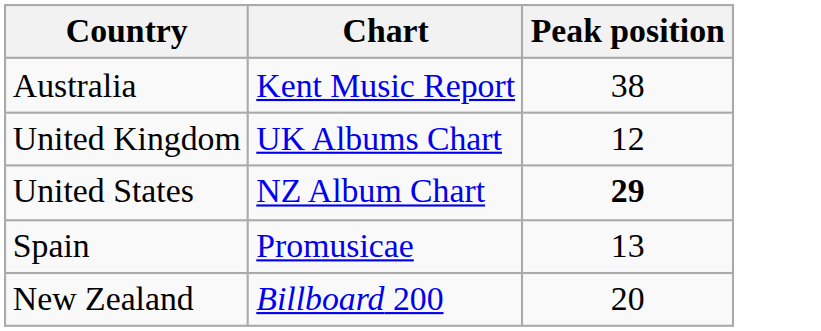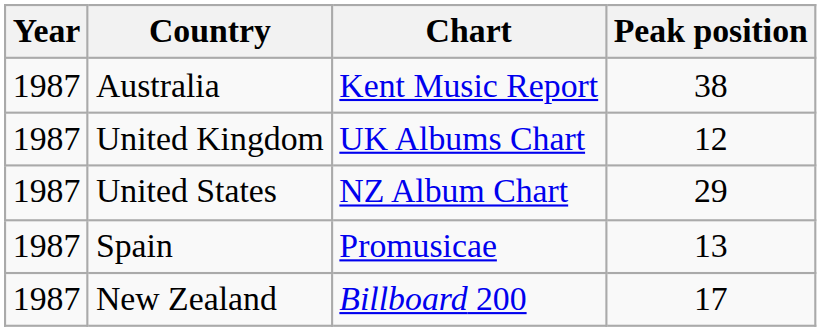+ column: (47, 31)
(628, 191) bold -> (711, 191) normal
(628, 298) 20 -> (711, 298) 17
